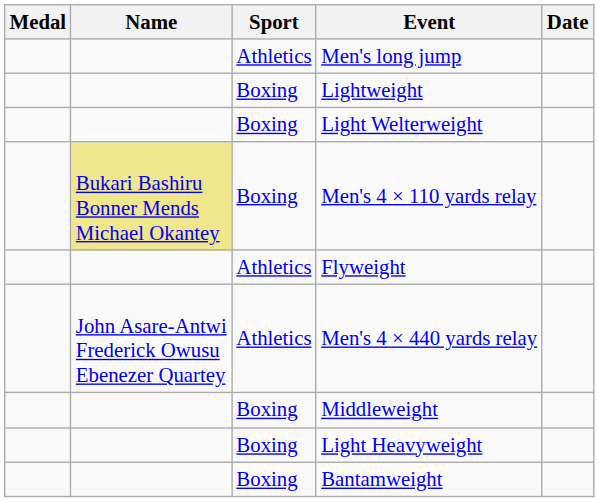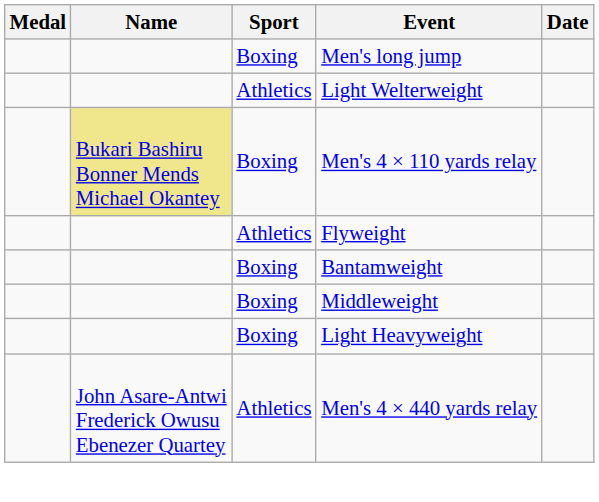(274, 56) Athletics -> (267, 56) Boxing
- row: (372, 90)
(267, 124) Boxing -> (274, 90) Athletics
rows swapped: (382, 478) <-> (429, 338)
